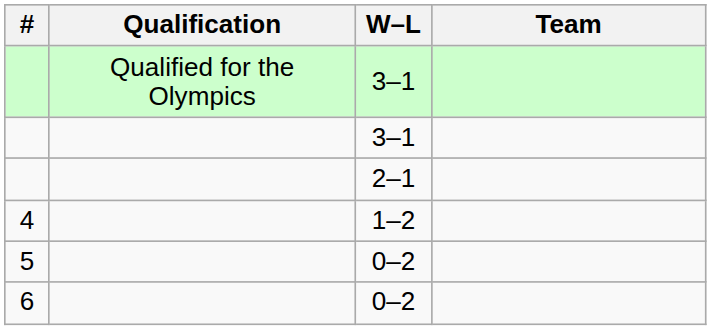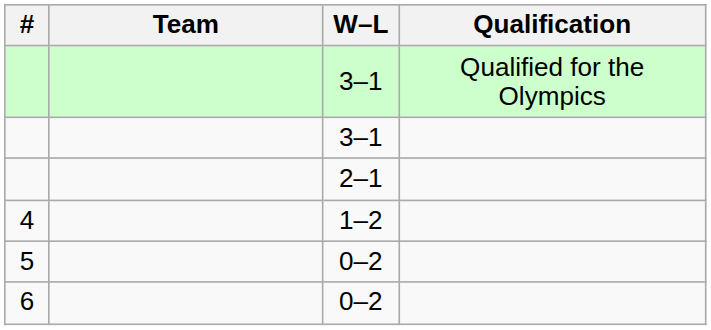columns swapped: (568, 25) <-> (202, 25)
